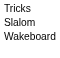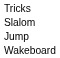+ row: (16, 37)
